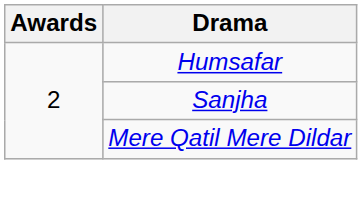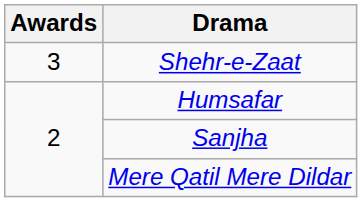+ row: (230, 61)
